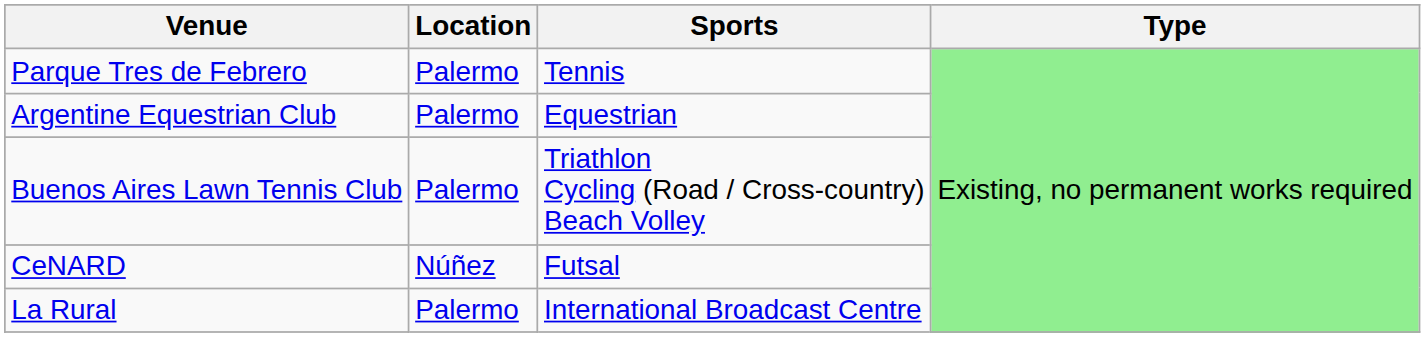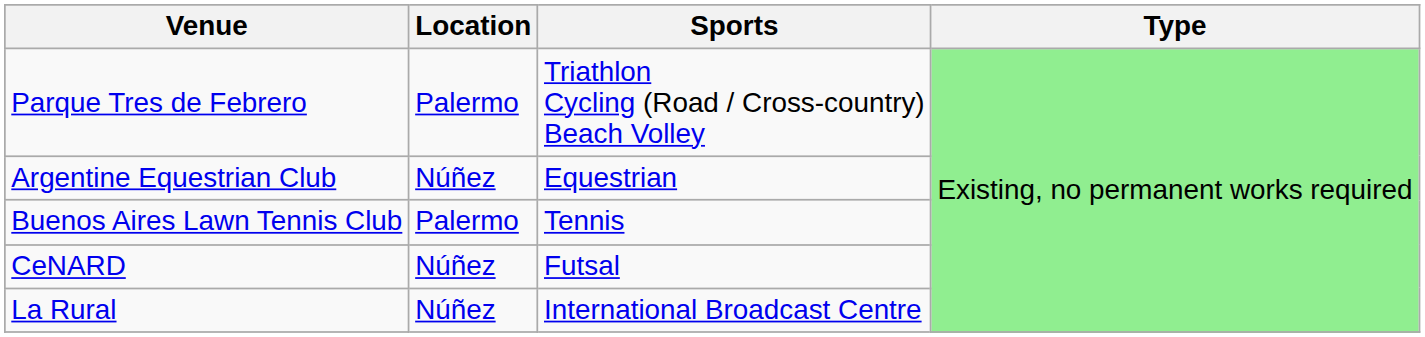(584, 70) Tennis -> (734, 102) Triathlon Cycling (Road / Cross-country) Beach Volley
(467, 114) Palermo -> (455, 177) Núñez
(734, 190) Triathlon Cycling (Road / Cross-country) Beach Volley -> (584, 221) Tennis
(467, 309) Palermo -> (455, 309) Núñez
